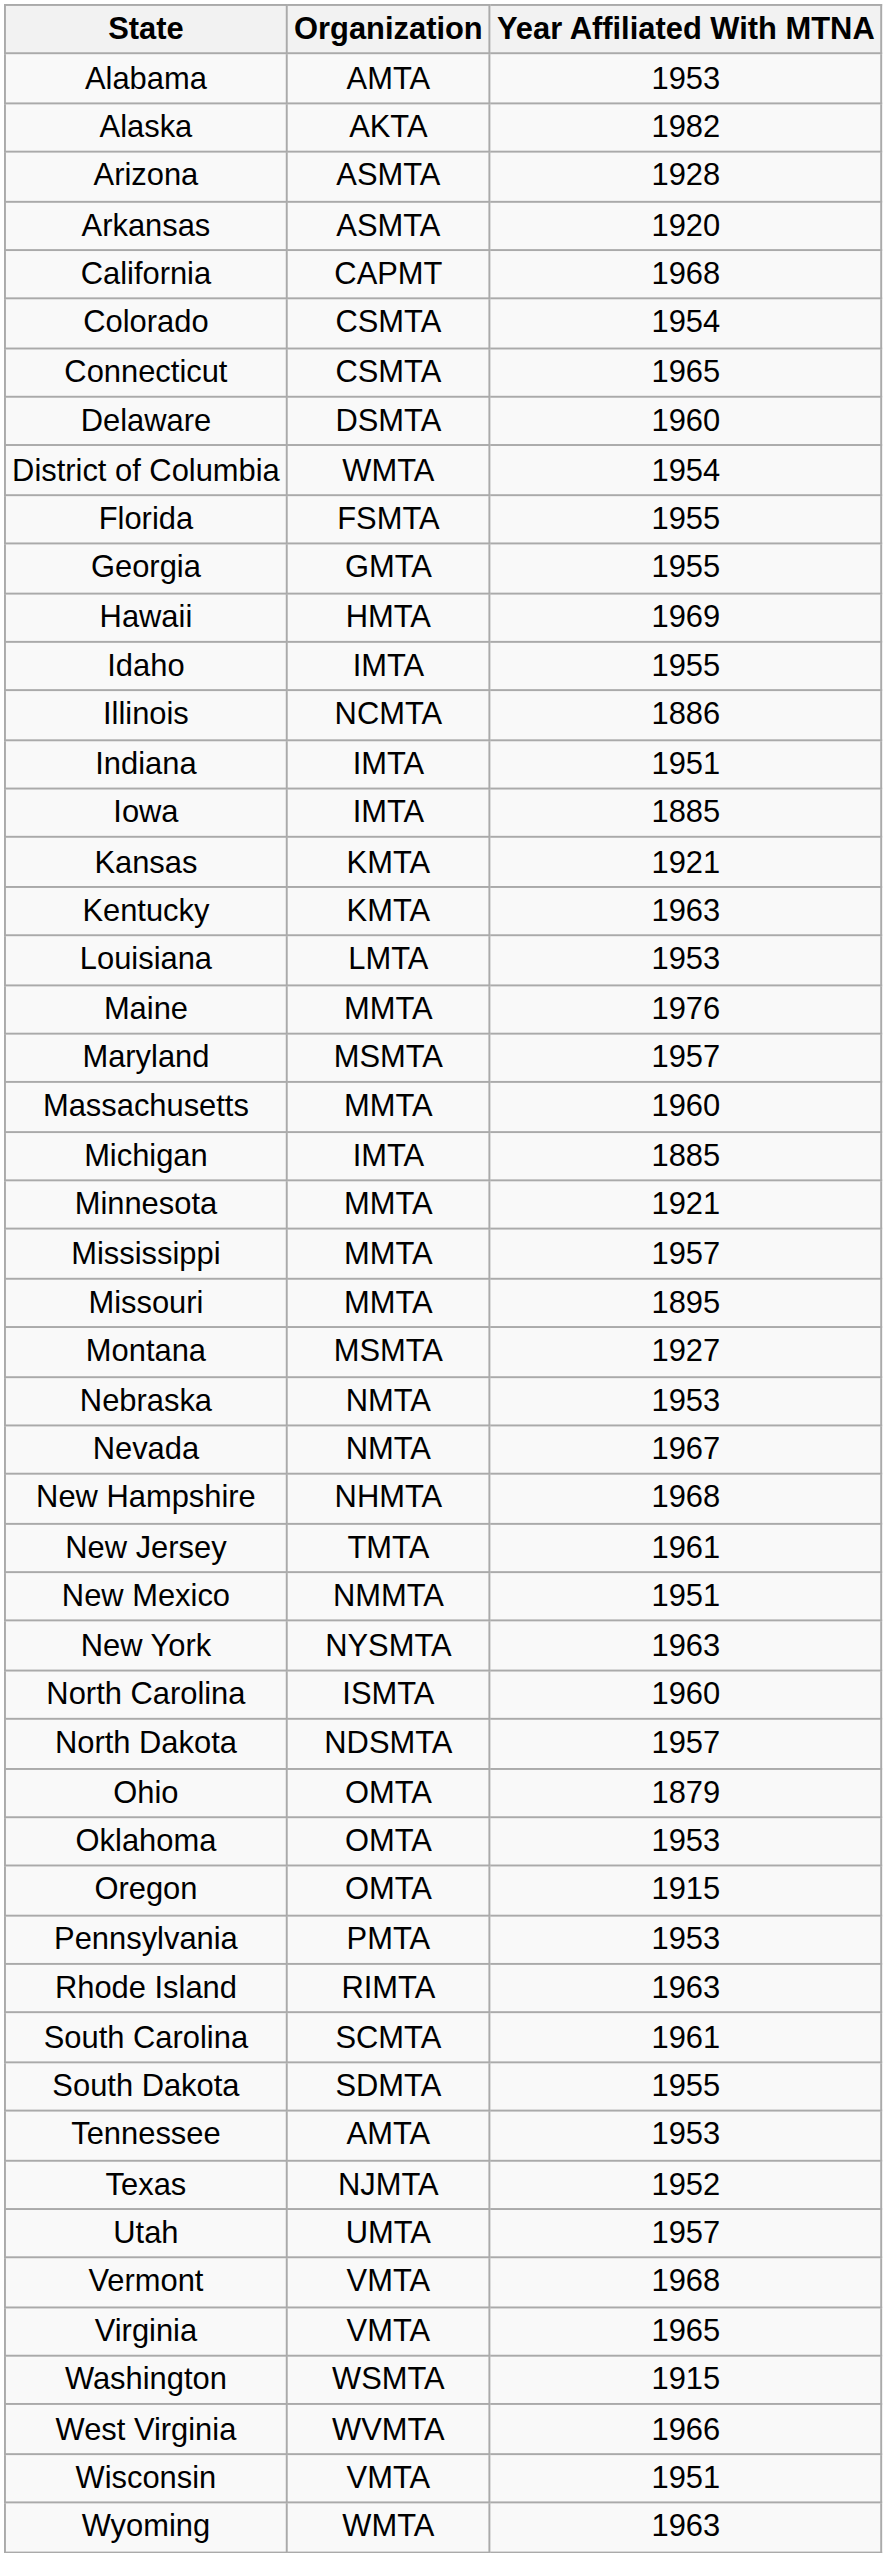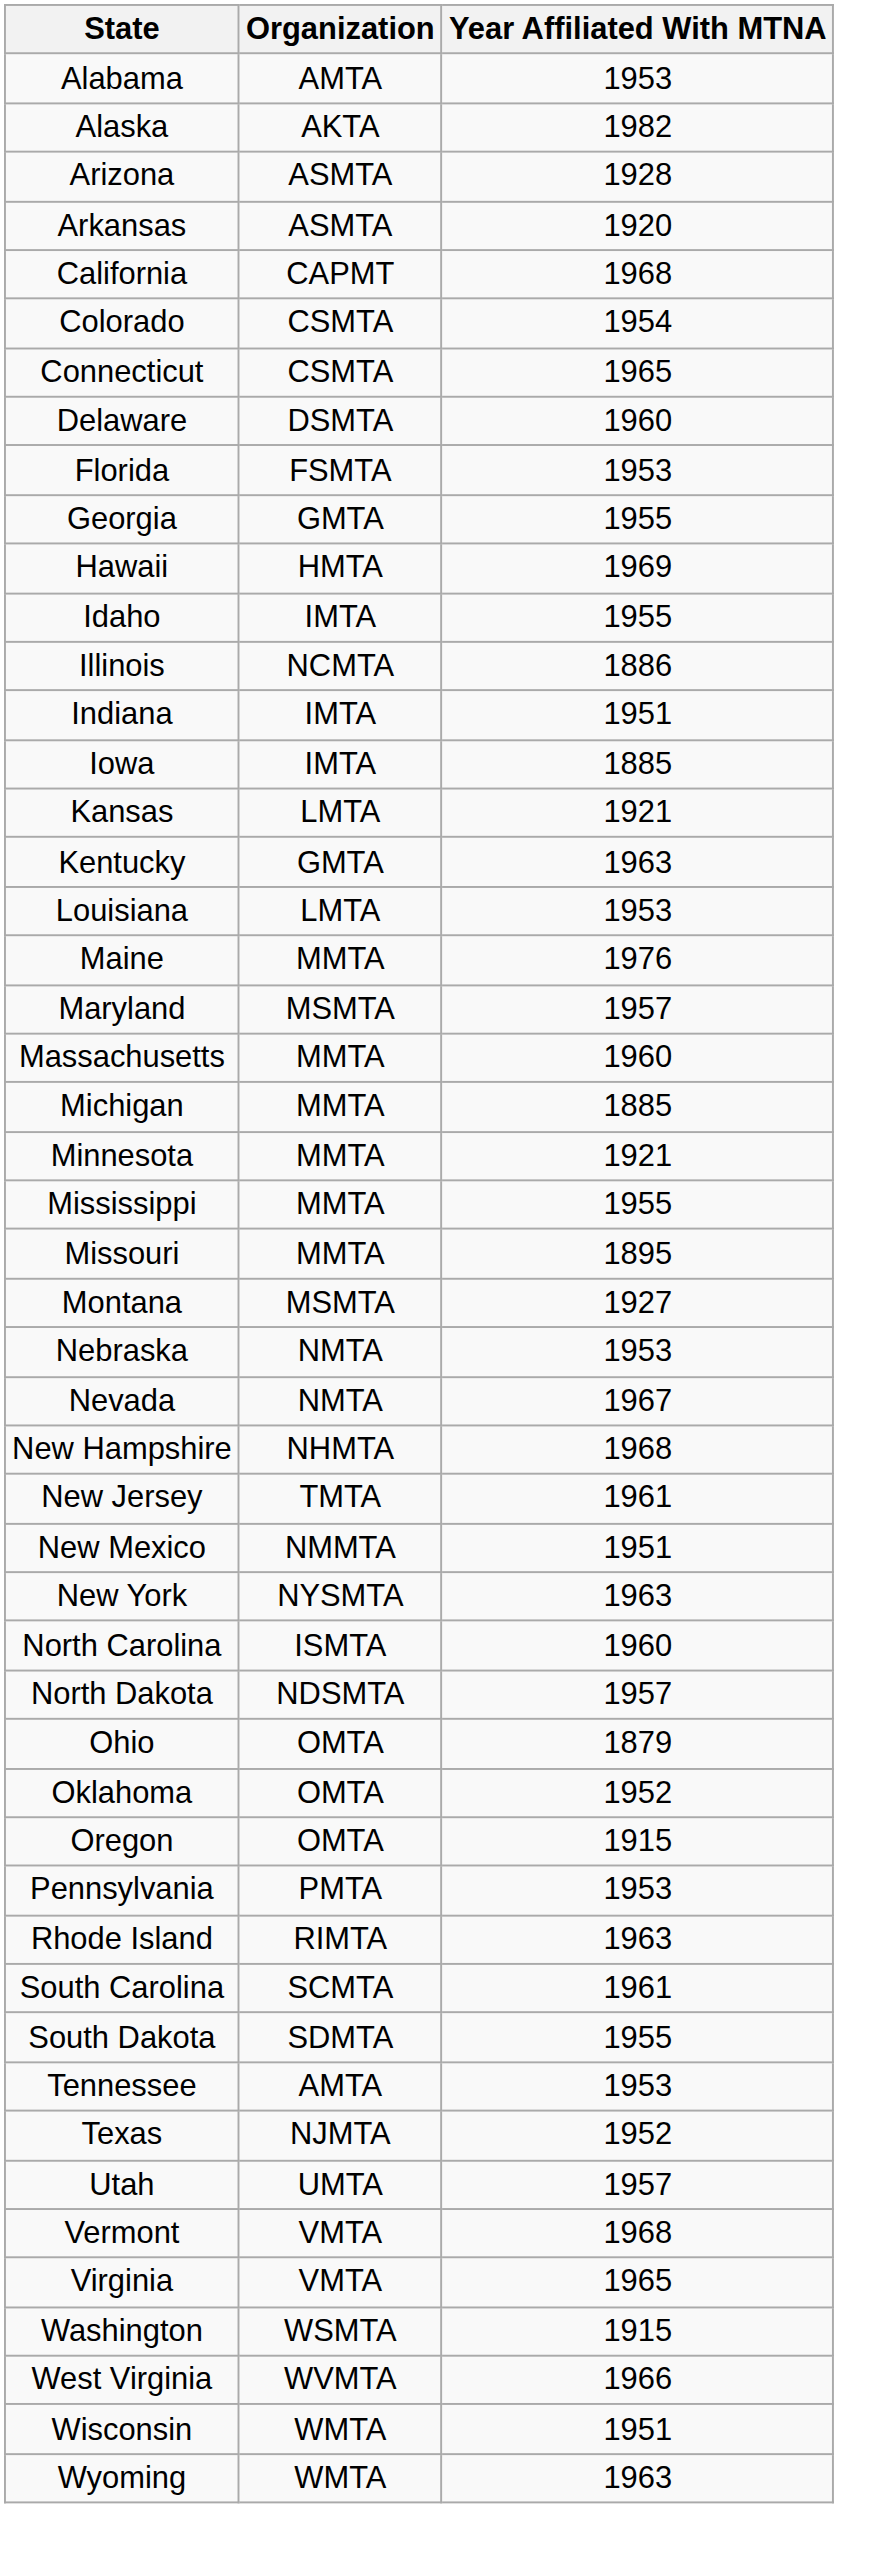- row: (146, 469)
(686, 518) 1955 -> (638, 469) 1953
(388, 861) KMTA -> (340, 812) LMTA
(388, 910) KMTA -> (340, 861) GMTA
(388, 1155) IMTA -> (340, 1106) MMTA
(686, 1253) 1957 -> (638, 1204) 1955
(686, 1841) 1953 -> (638, 1792) 1952
(388, 2477) VMTA -> (340, 2428) WMTA
